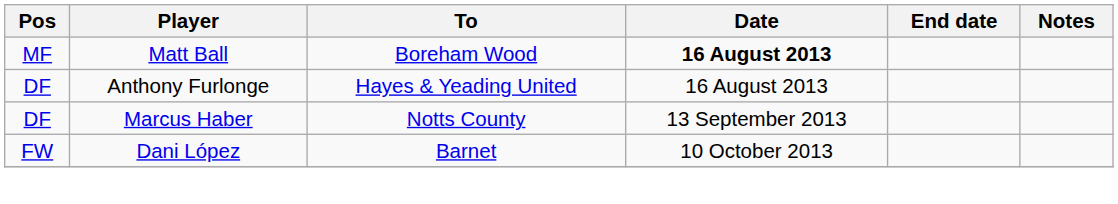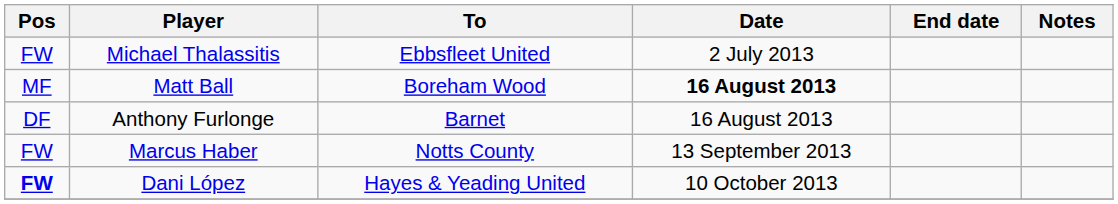+ row: (193, 54)
(466, 86) Hayes & Yeading United -> (475, 119) Barnet
(37, 119) DF -> (37, 151) FW
(37, 151) normal -> (37, 184) bold
(466, 151) Barnet -> (475, 184) Hayes & Yeading United
